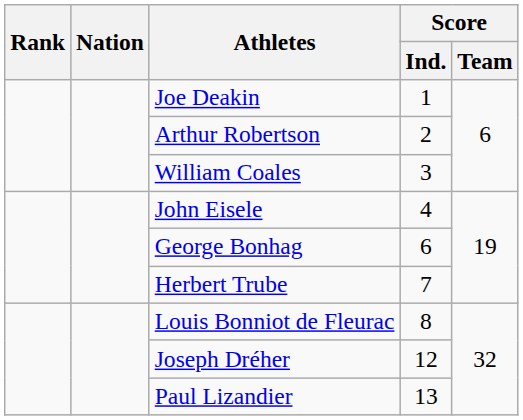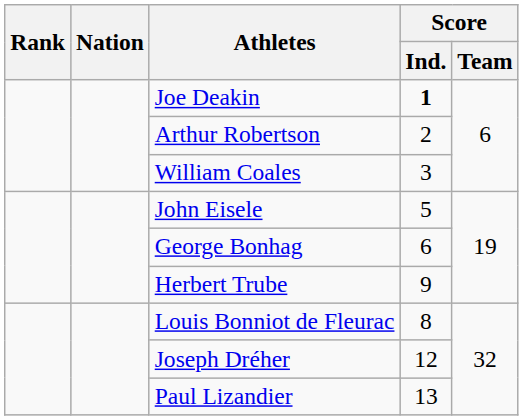(426, 97) normal -> (426, 97) bold
(426, 209) 4 -> (426, 209) 5
(426, 284) 7 -> (426, 284) 9
